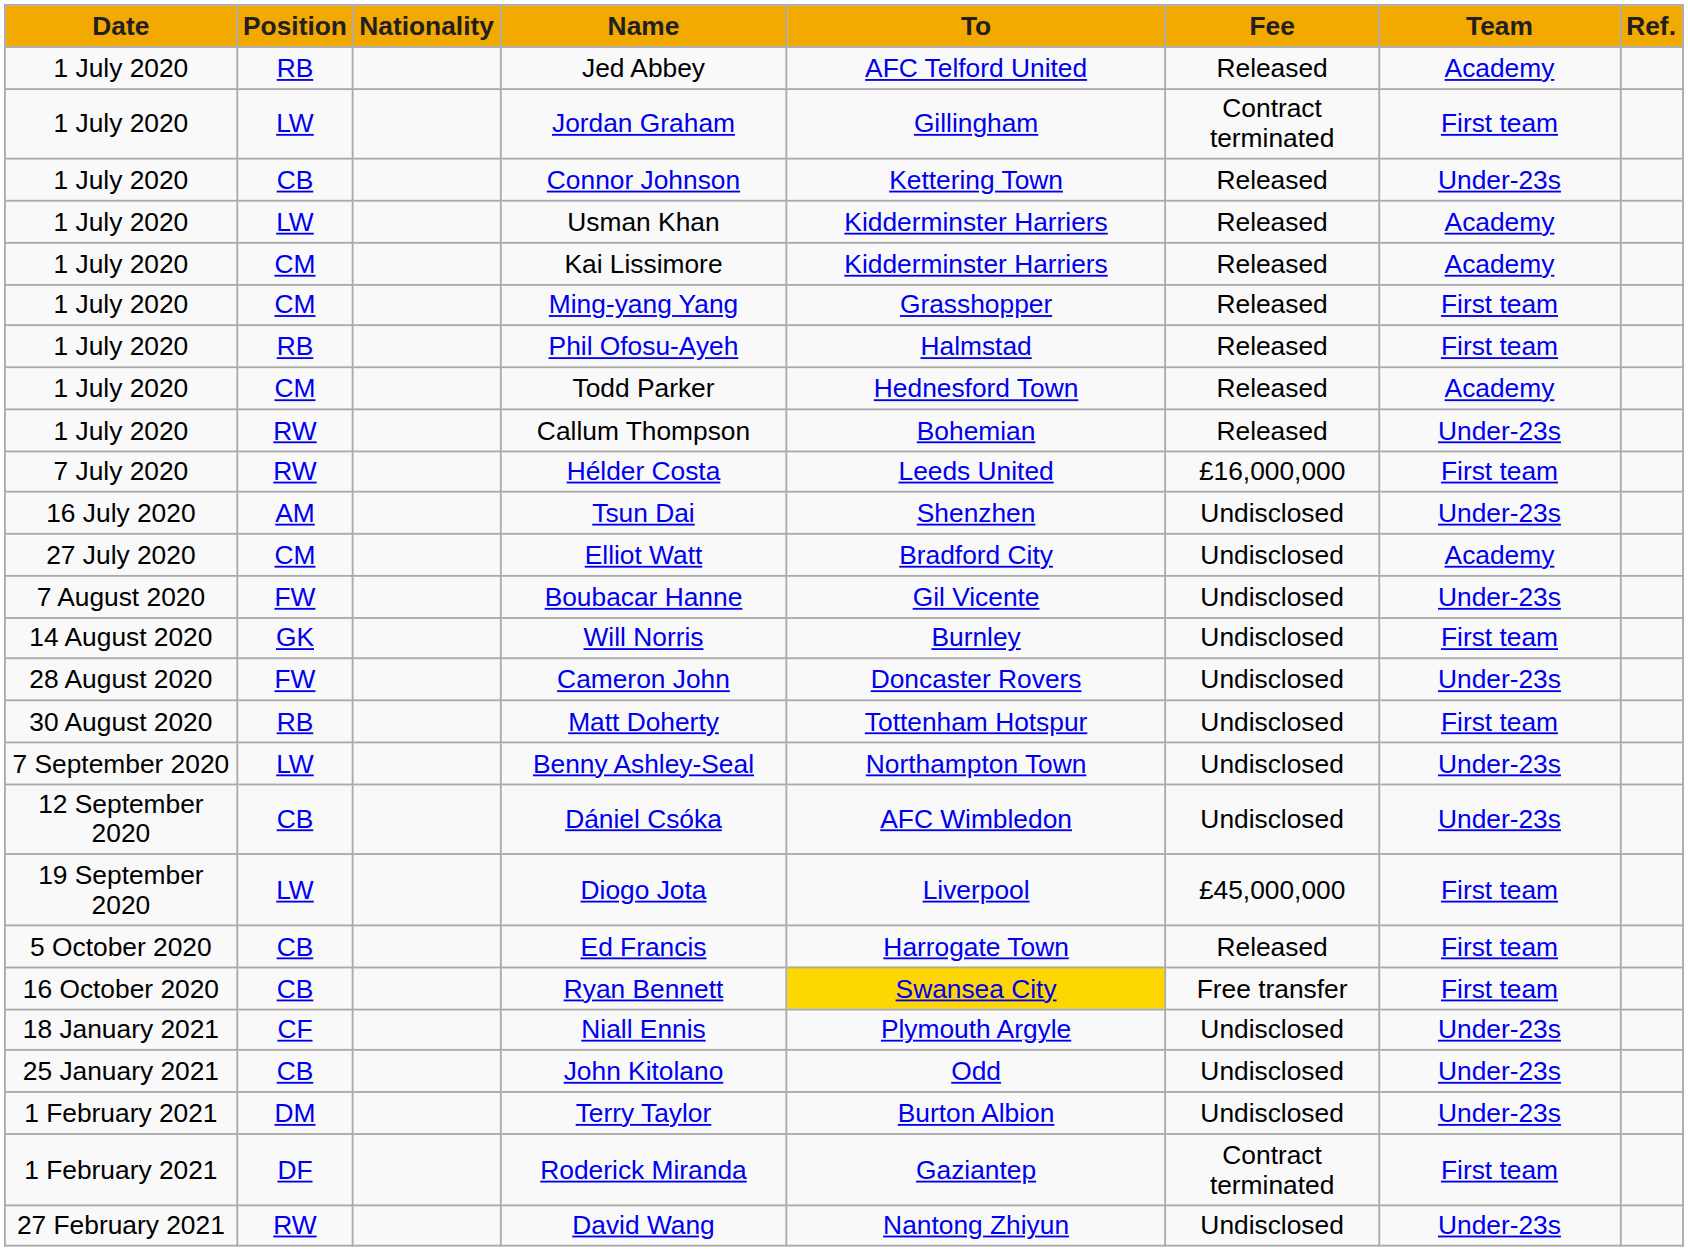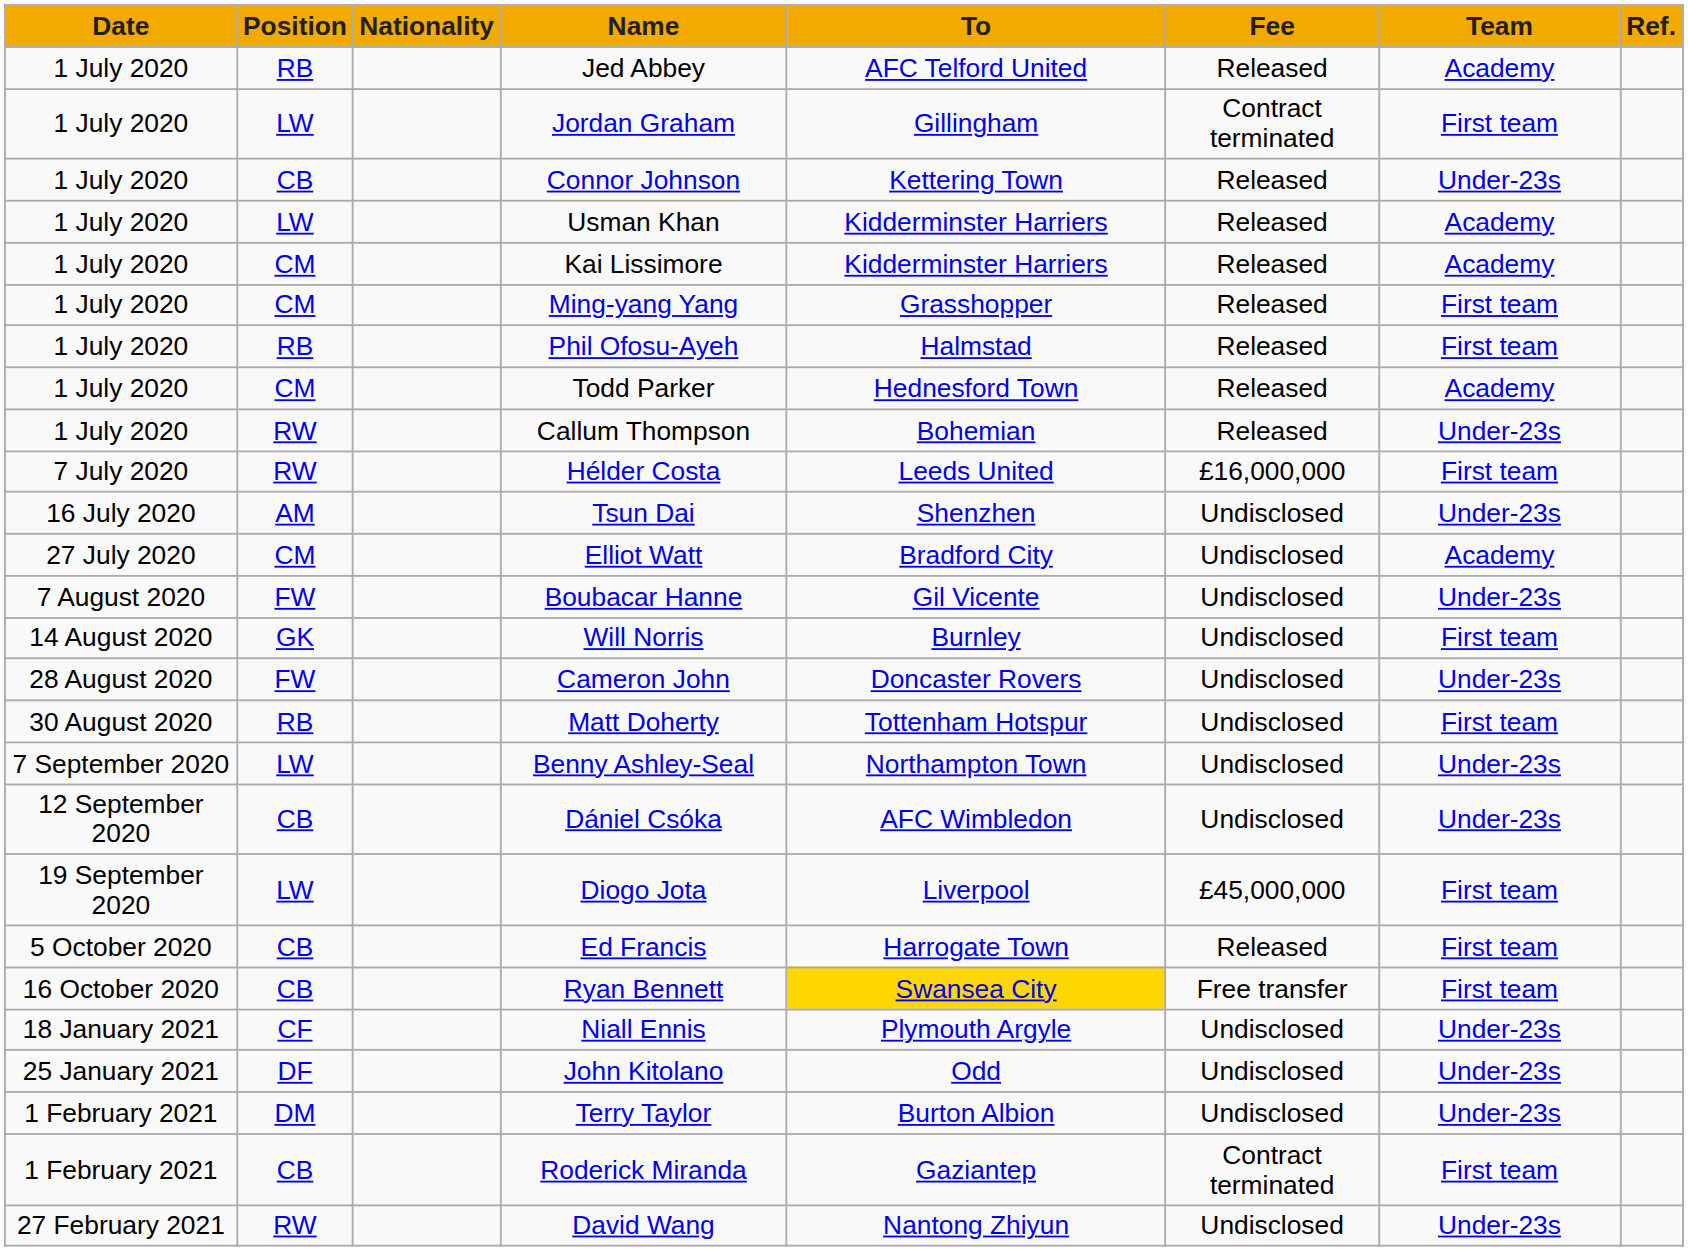(295, 1072) CB -> (295, 1072) DF
(295, 1169) DF -> (295, 1169) CB
